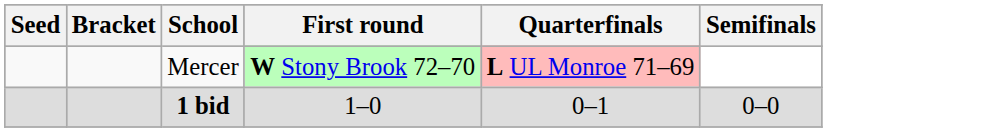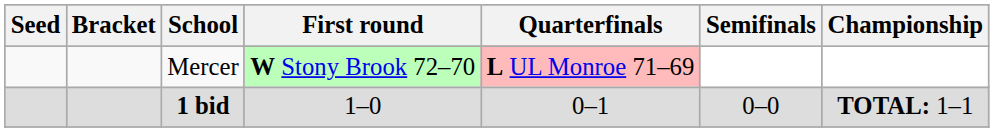+ column: (905, 25)
